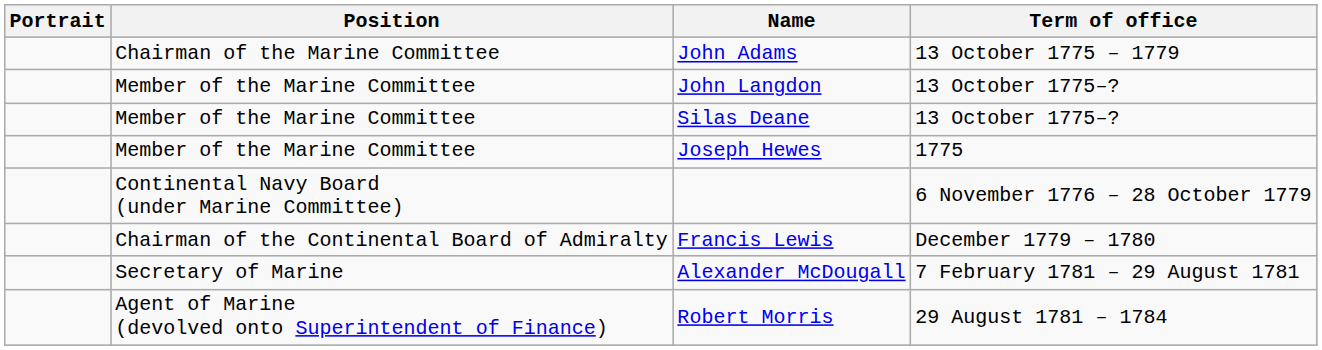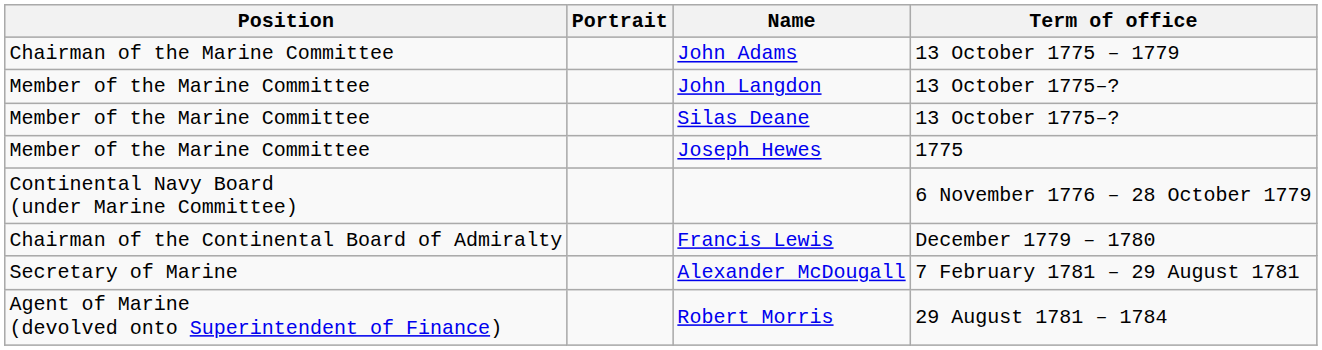columns swapped: (392, 21) <-> (58, 21)
